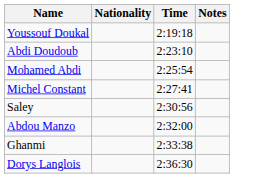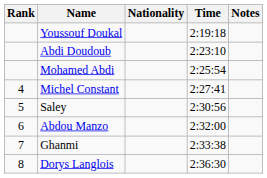+ column: (21, 13)
